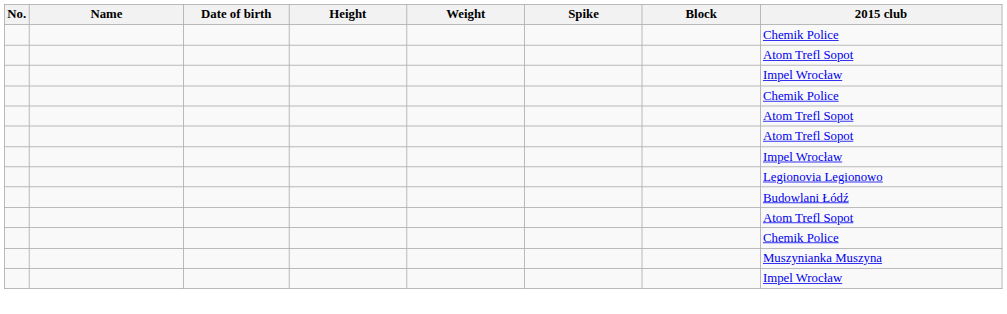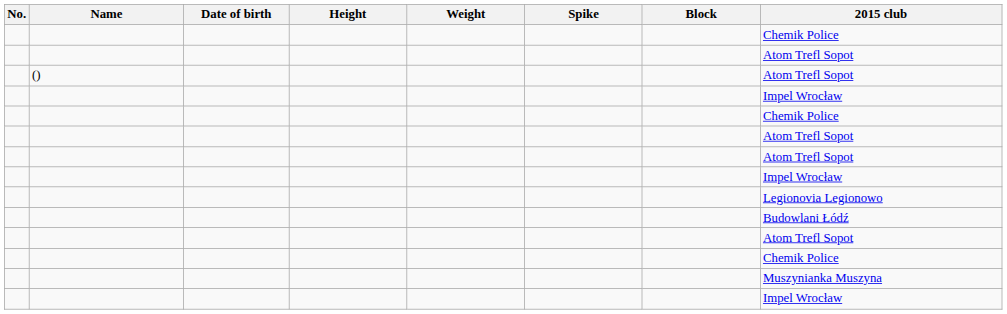+ row: (17, 75)
